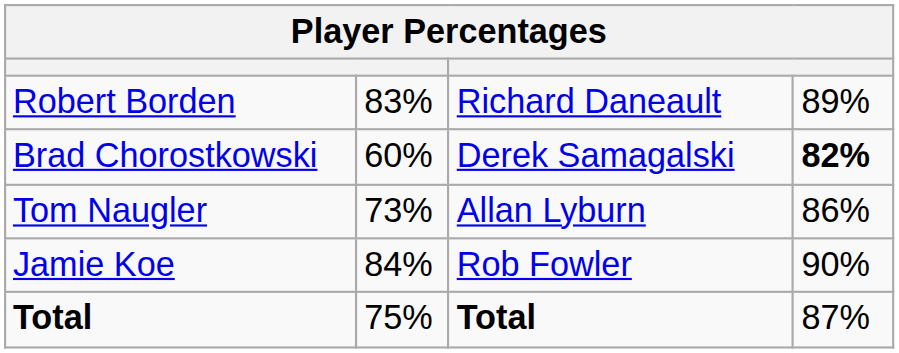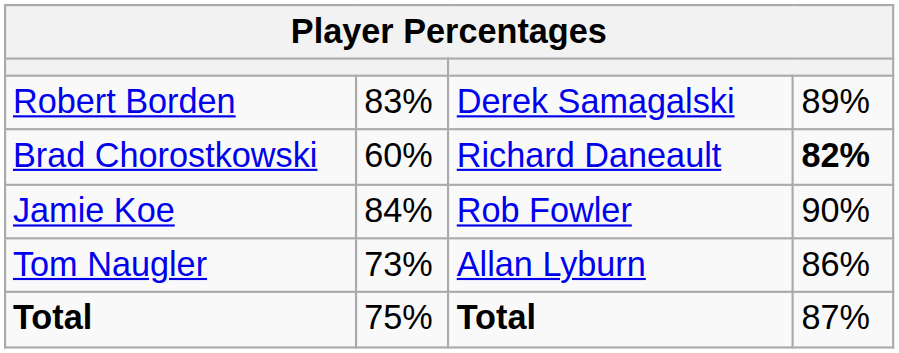(589, 101) Richard Daneault -> (596, 101) Derek Samagalski
(596, 156) Derek Samagalski -> (589, 156) Richard Daneault
rows swapped: (110, 210) <-> (94, 264)
